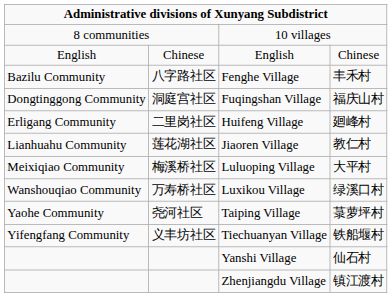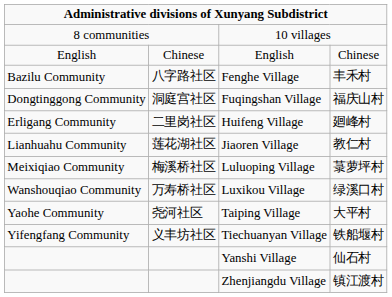(352, 167) 大平村 -> (358, 167) 菉萝坪村
(358, 212) 菉萝坪村 -> (352, 212) 大平村
